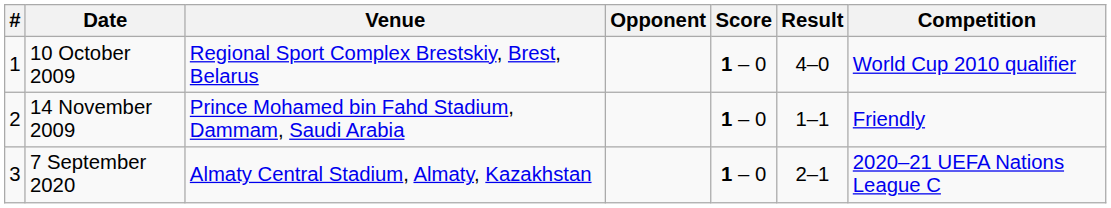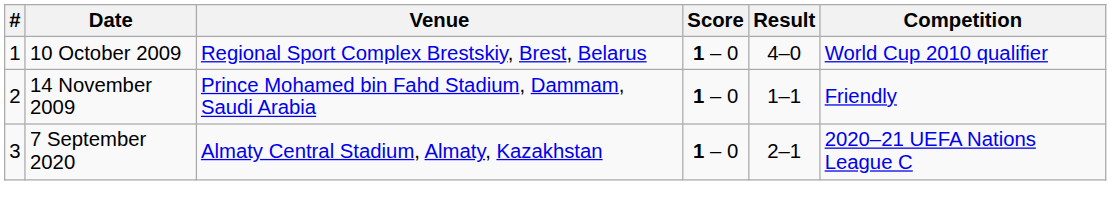- column: (658, 20)
